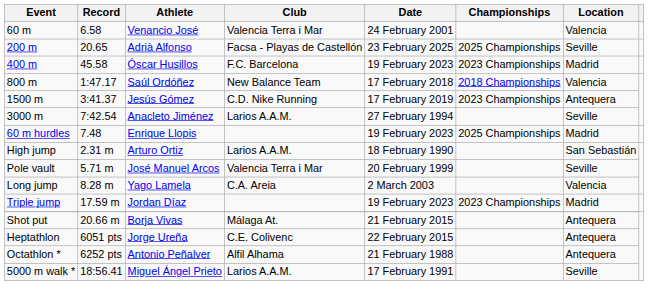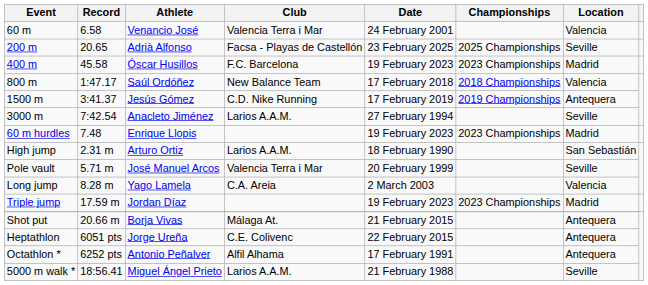(509, 99) 2023 Championships -> (509, 99) 2019 Championships
(509, 133) 2025 Championships -> (509, 133) 2023 Championships
(410, 254) 21 February 1988 -> (410, 254) 17 February 1991
(410, 271) 17 February 1991 -> (410, 271) 21 February 1988
